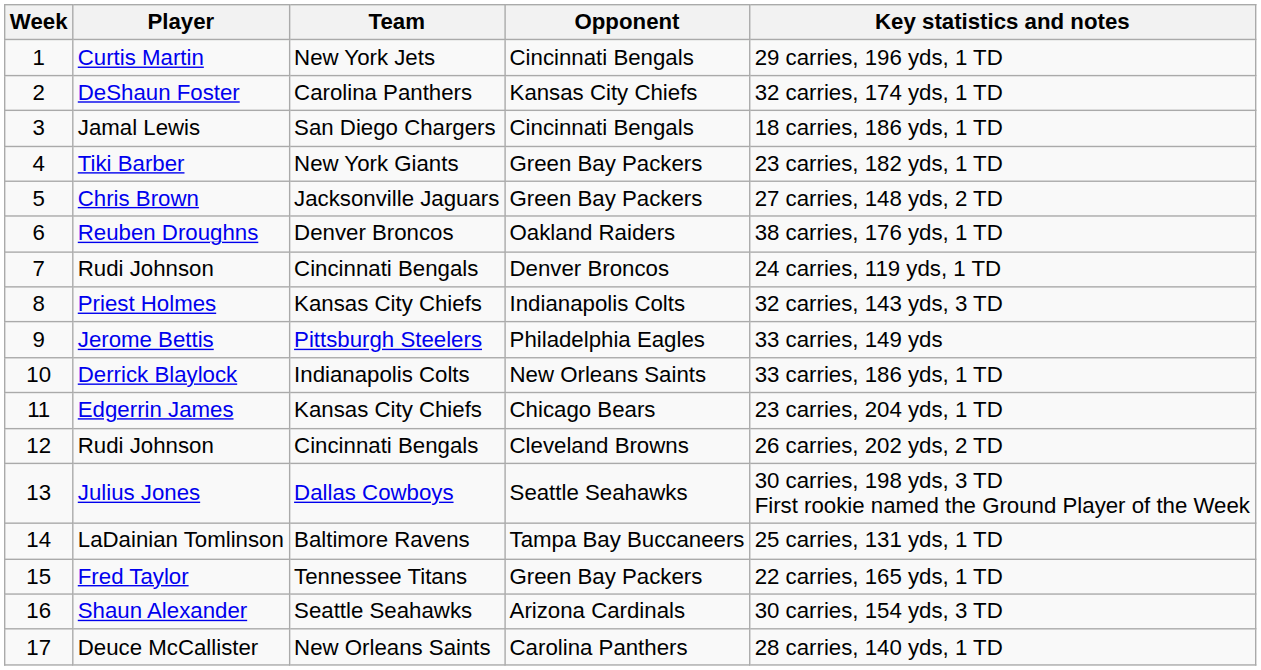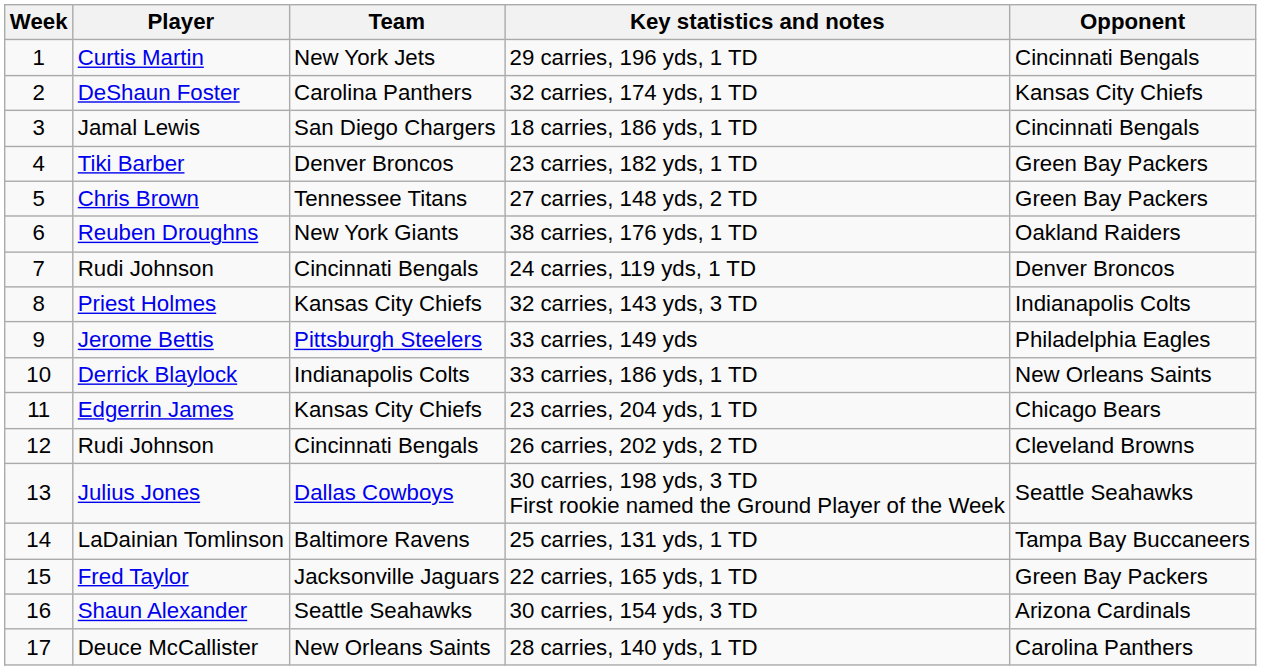columns swapped: (627, 22) <-> (1002, 22)
(376, 163) New York Giants -> (374, 163) Denver Broncos
(397, 198) Jacksonville Jaguars -> (381, 198) Tennessee Titans
(374, 233) Denver Broncos -> (376, 233) New York Giants
(381, 576) Tennessee Titans -> (397, 576) Jacksonville Jaguars
